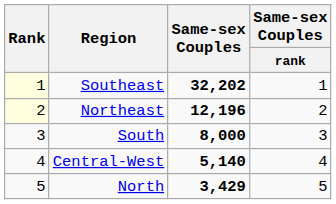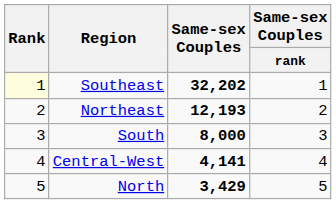(41, 111) lightyellow background -> (41, 111) no background
(218, 111) 12,196 -> (218, 111) 12,193
(223, 161) 5,140 -> (223, 161) 4,141
